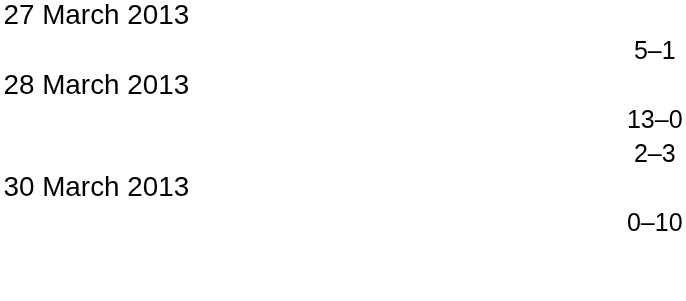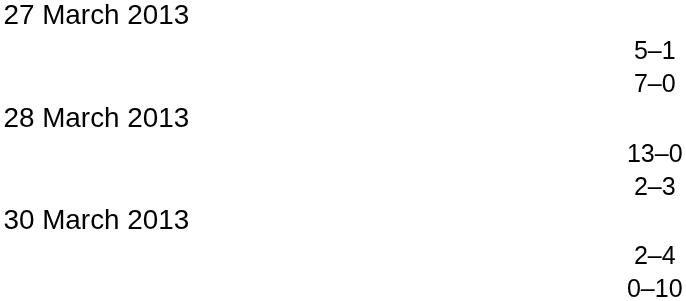+ row: (270, 83)
+ row: (270, 255)
